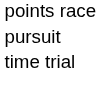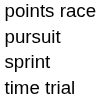+ row: (27, 62)
